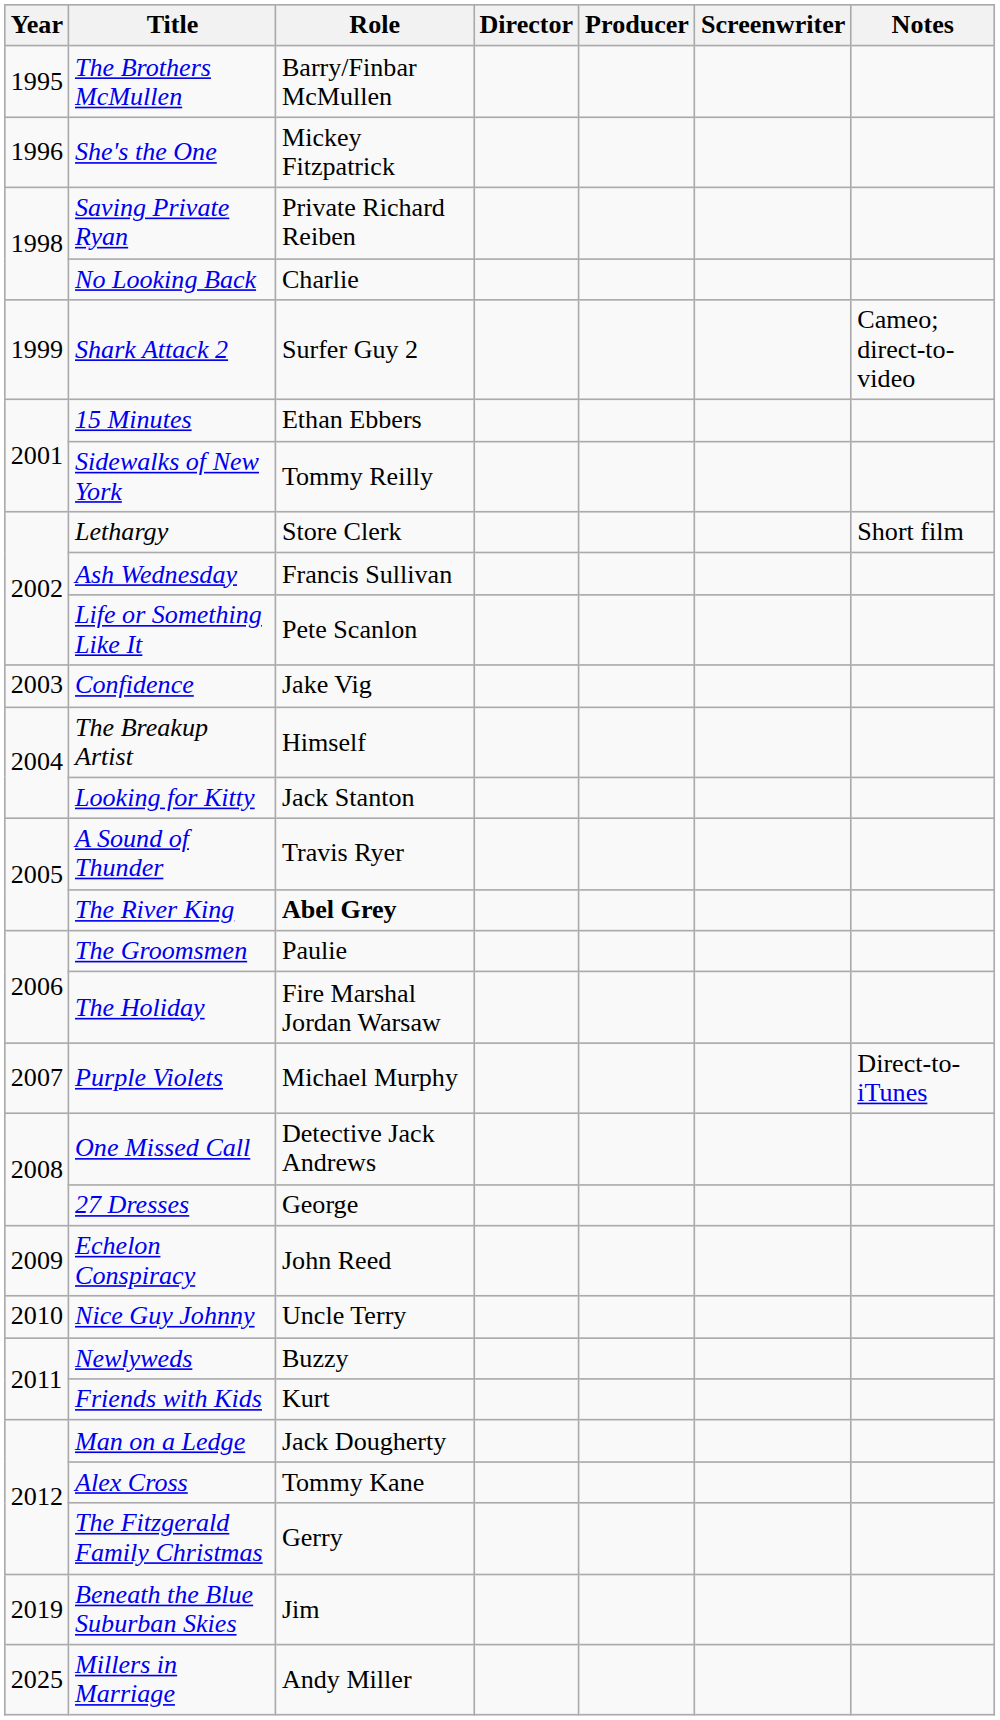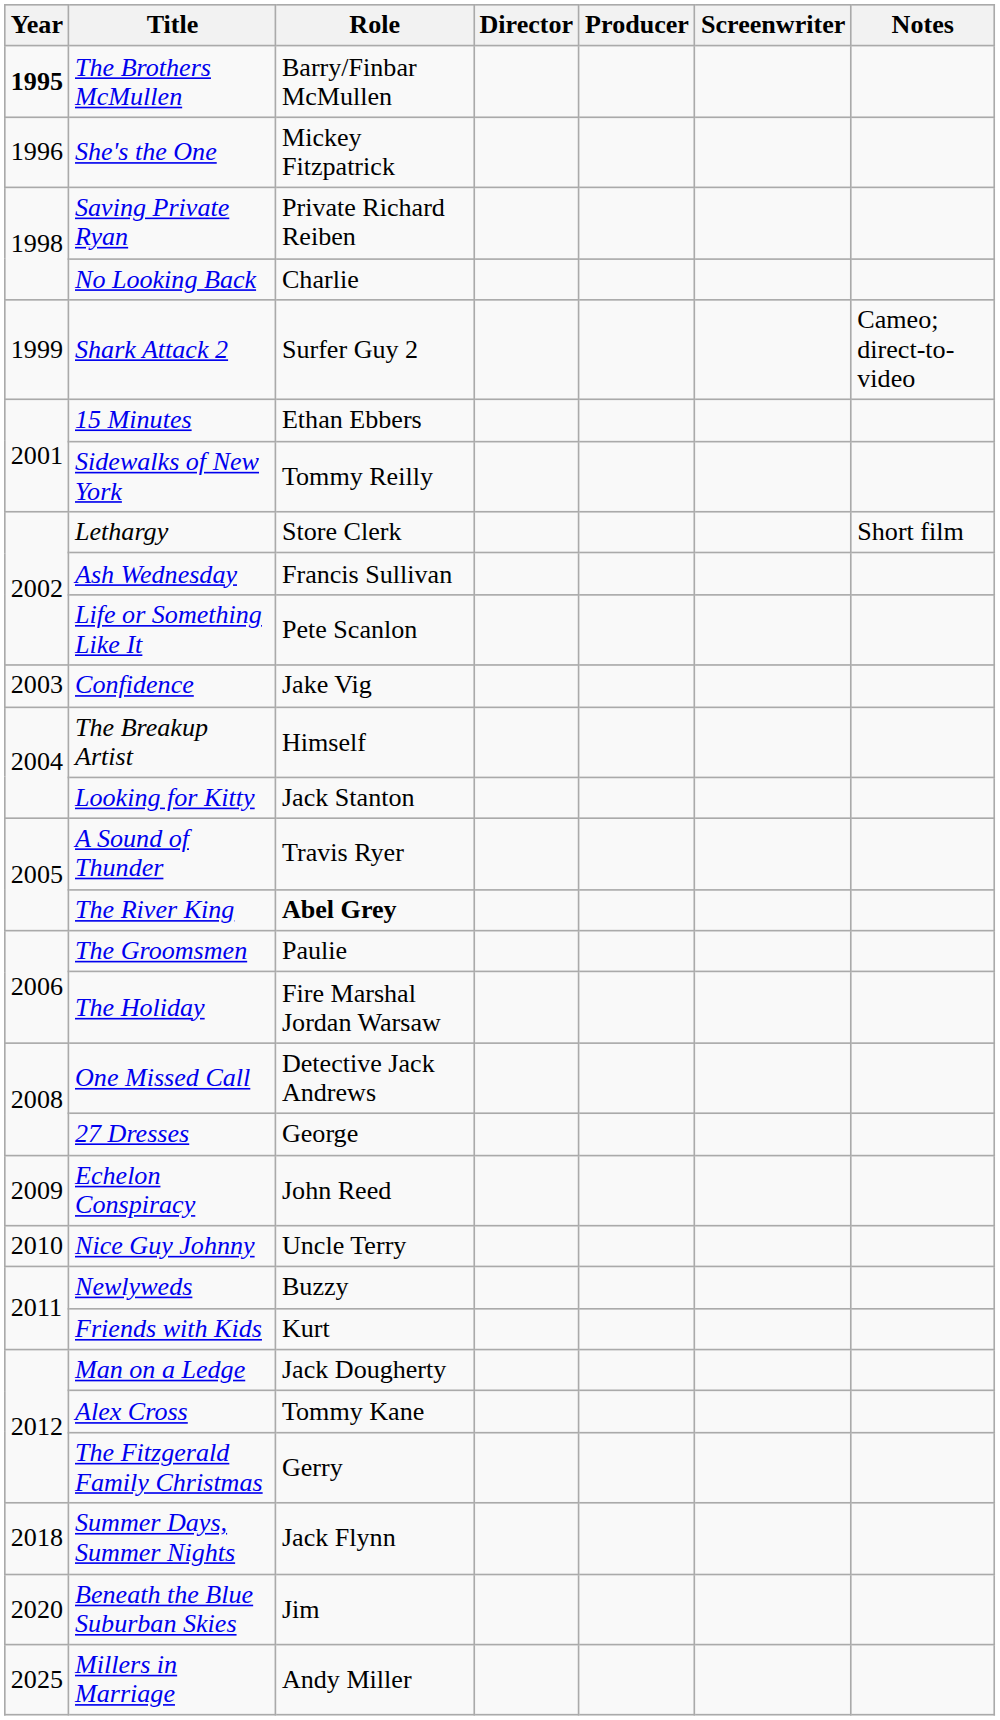(37, 81) normal -> (37, 81) bold
- row: (149, 1077)
+ row: (155, 1538)
(37, 1608) 2019 -> (37, 1608) 2020
